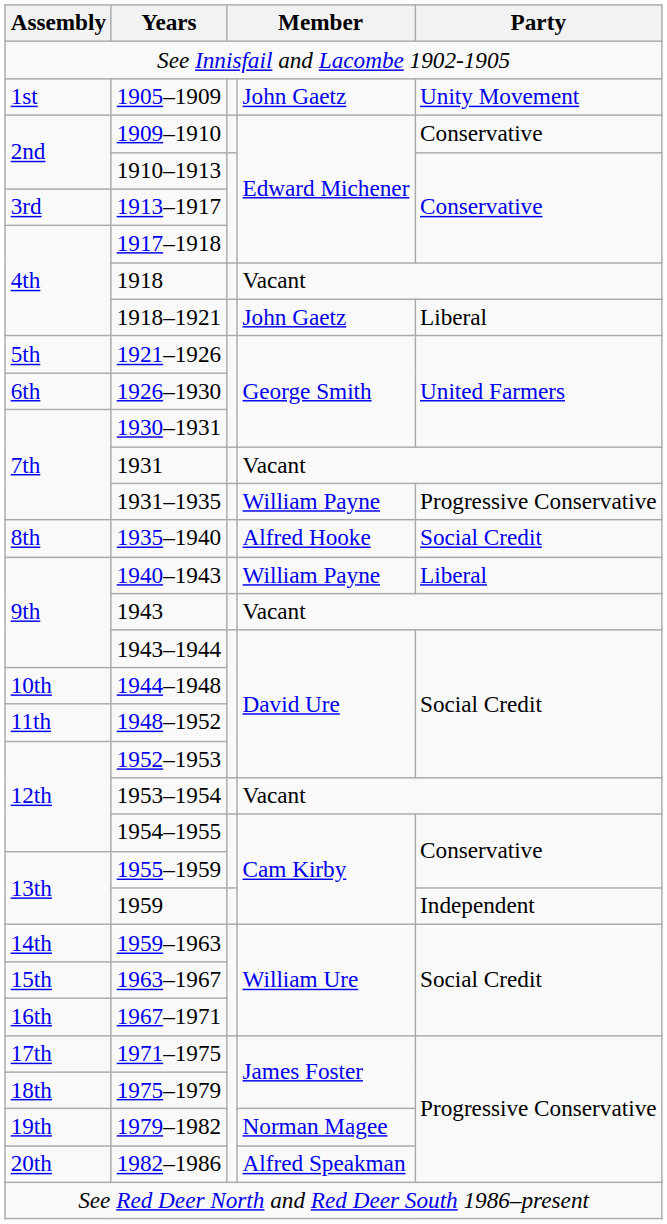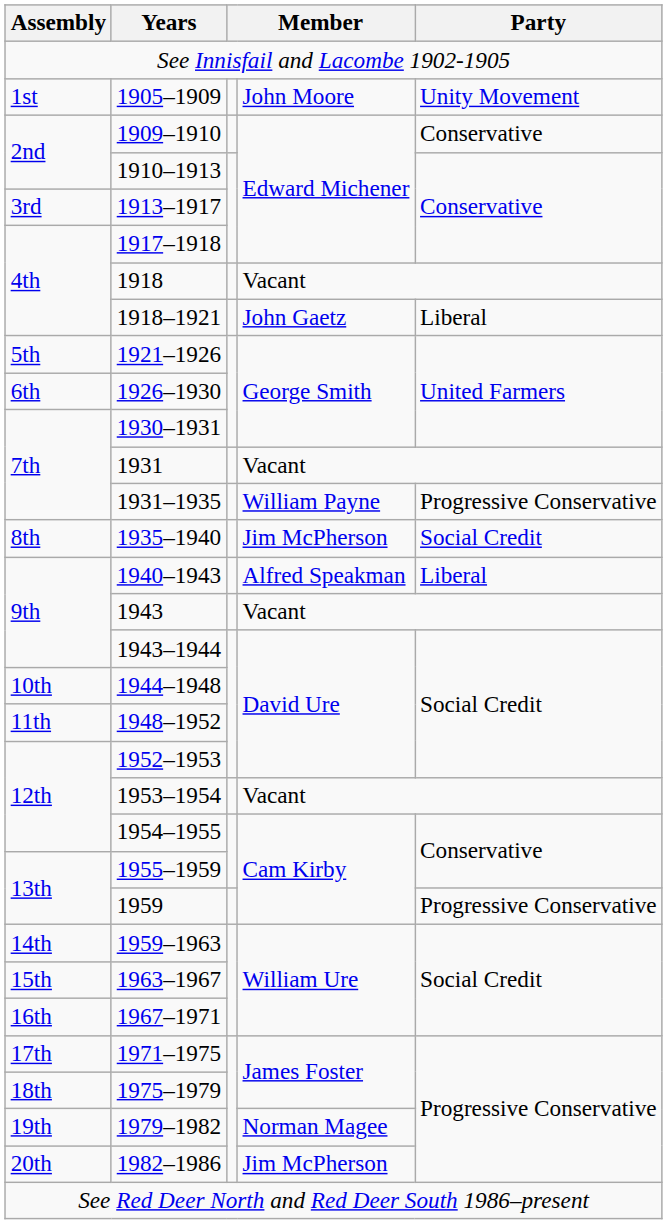(294, 96) John Gaetz -> (298, 96) John Moore
(307, 538) Alfred Hooke -> (315, 538) Jim McPherson
(311, 575) William Payne -> (324, 575) Alfred Speakman
(477, 906) Independent -> (538, 906) Progressive Conservative
(324, 1163) Alfred Speakman -> (315, 1163) Jim McPherson
